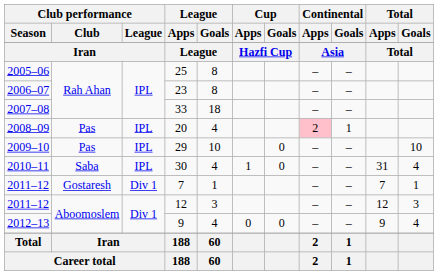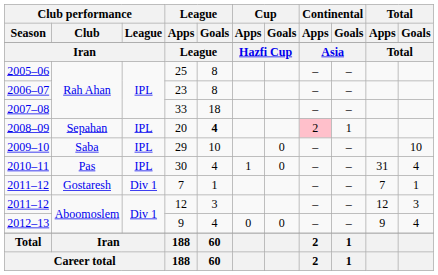(87, 128) Pas -> (87, 128) Sepahan
(215, 128) normal -> (215, 128) bold
(87, 147) Pas -> (87, 147) Saba
(87, 166) Saba -> (87, 166) Pas
